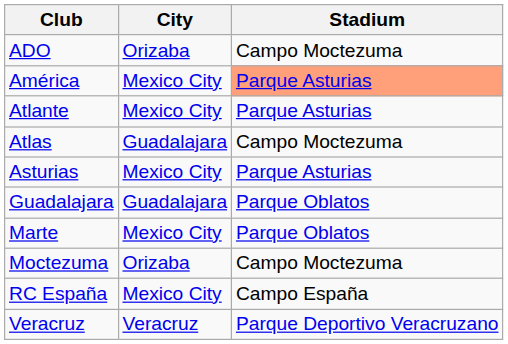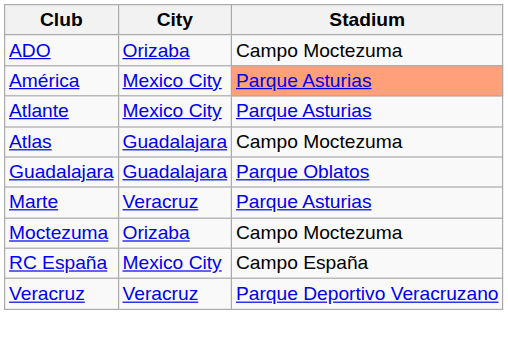- row: (44, 171)
(172, 232) Mexico City -> (160, 202) Veracruz
(303, 232) Parque Oblatos -> (304, 202) Parque Asturias
